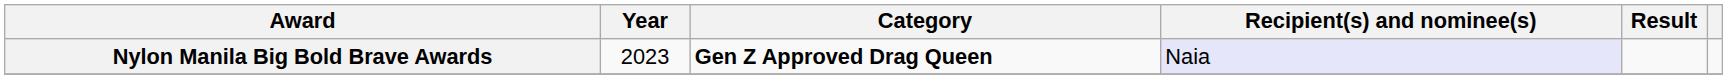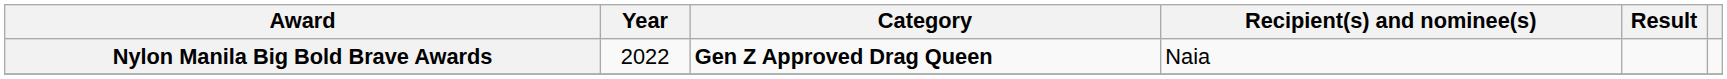(645, 56) 2023 -> (645, 56) 2022
(1188, 56) lavender background -> (1188, 56) no background
